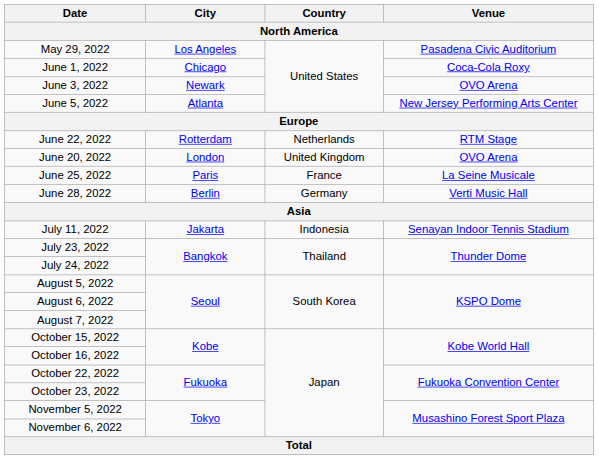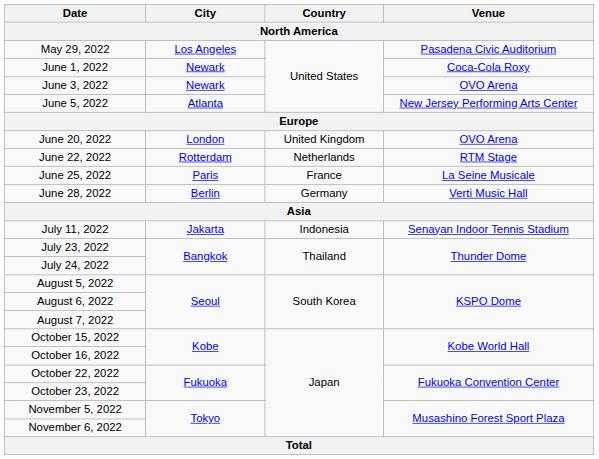(205, 67) Chicago -> (205, 67) Newark
rows swapped: (75, 157) <-> (75, 139)
